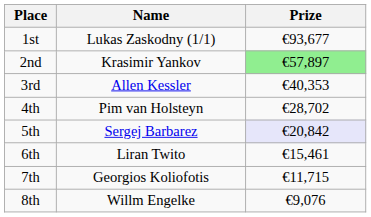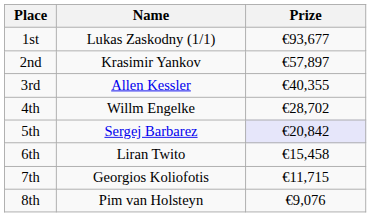(306, 62) lightgreen background -> (306, 62) no background
(306, 85) €40,353 -> (306, 85) €40,355
(151, 108) Pim van Holsteyn -> (151, 108) Willm Engelke
(306, 154) €15,461 -> (306, 154) €15,458
(151, 200) Willm Engelke -> (151, 200) Pim van Holsteyn
